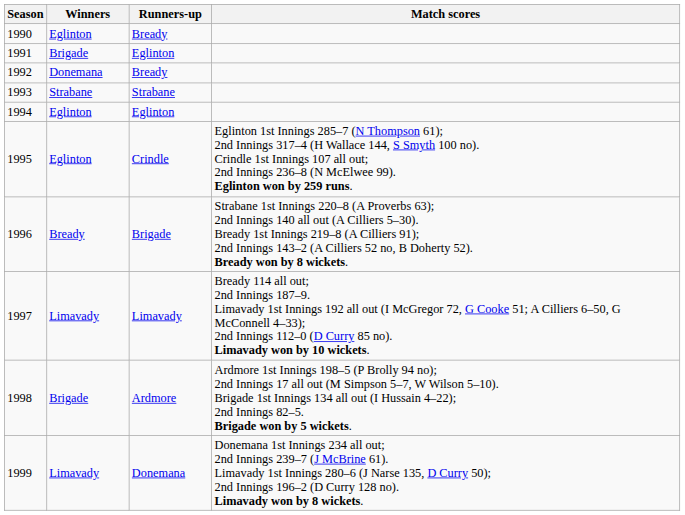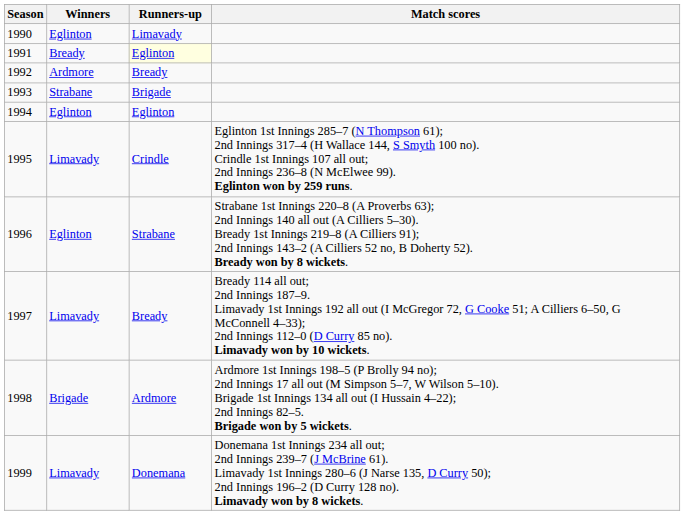(150, 33) Bready -> (157, 33) Limavady
(69, 53) Brigade -> (67, 53) Bready
(153, 53) no background -> (153, 53) lightyellow background
(76, 72) Donemana -> (71, 72) Ardmore
(153, 92) Strabane -> (151, 92) Brigade
(70, 159) Eglinton -> (74, 159) Limavady
(67, 234) Bready -> (70, 234) Eglinton
(151, 234) Brigade -> (153, 234) Strabane
(157, 316) Limavady -> (150, 316) Bready
